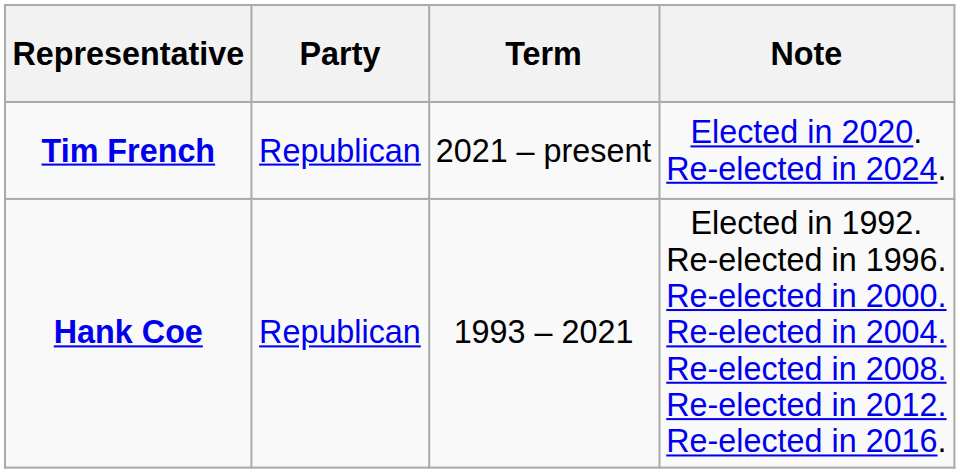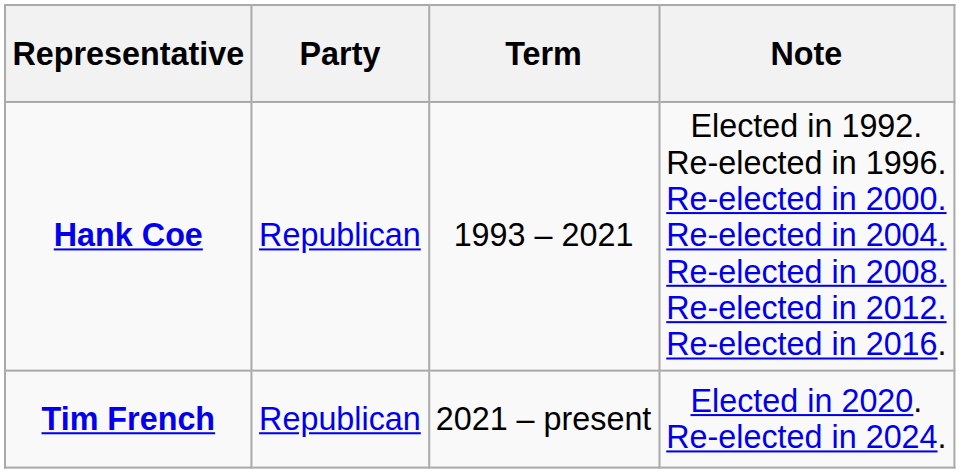rows swapped: (128, 333) <-> (128, 149)
